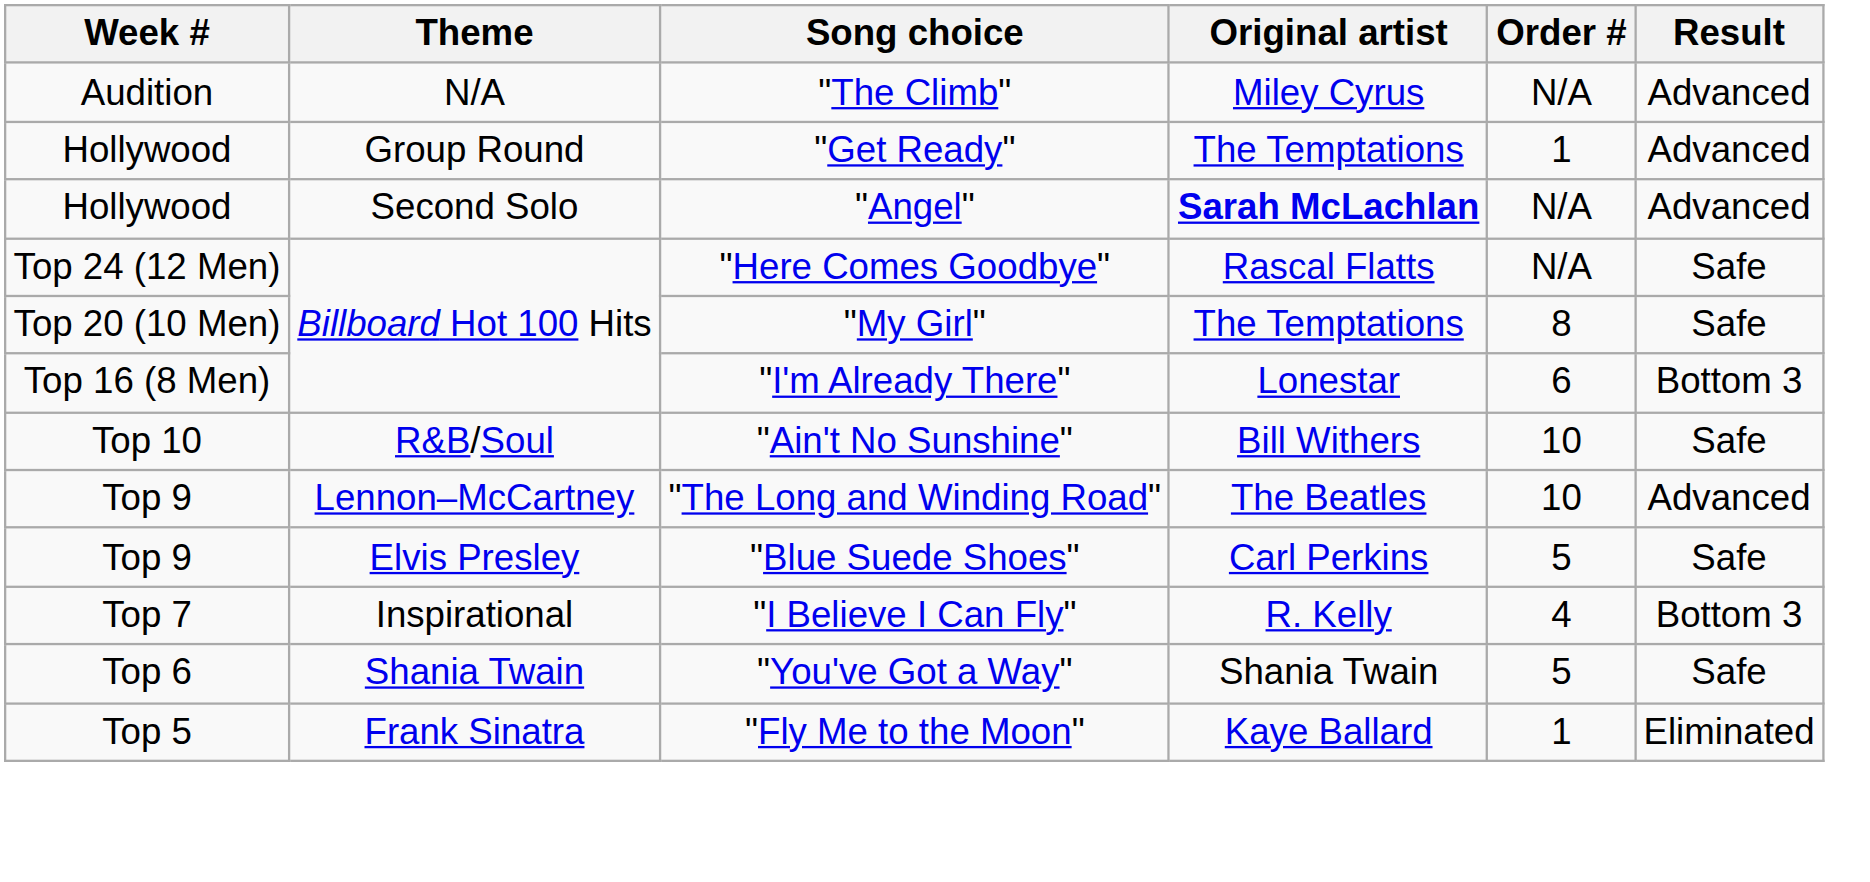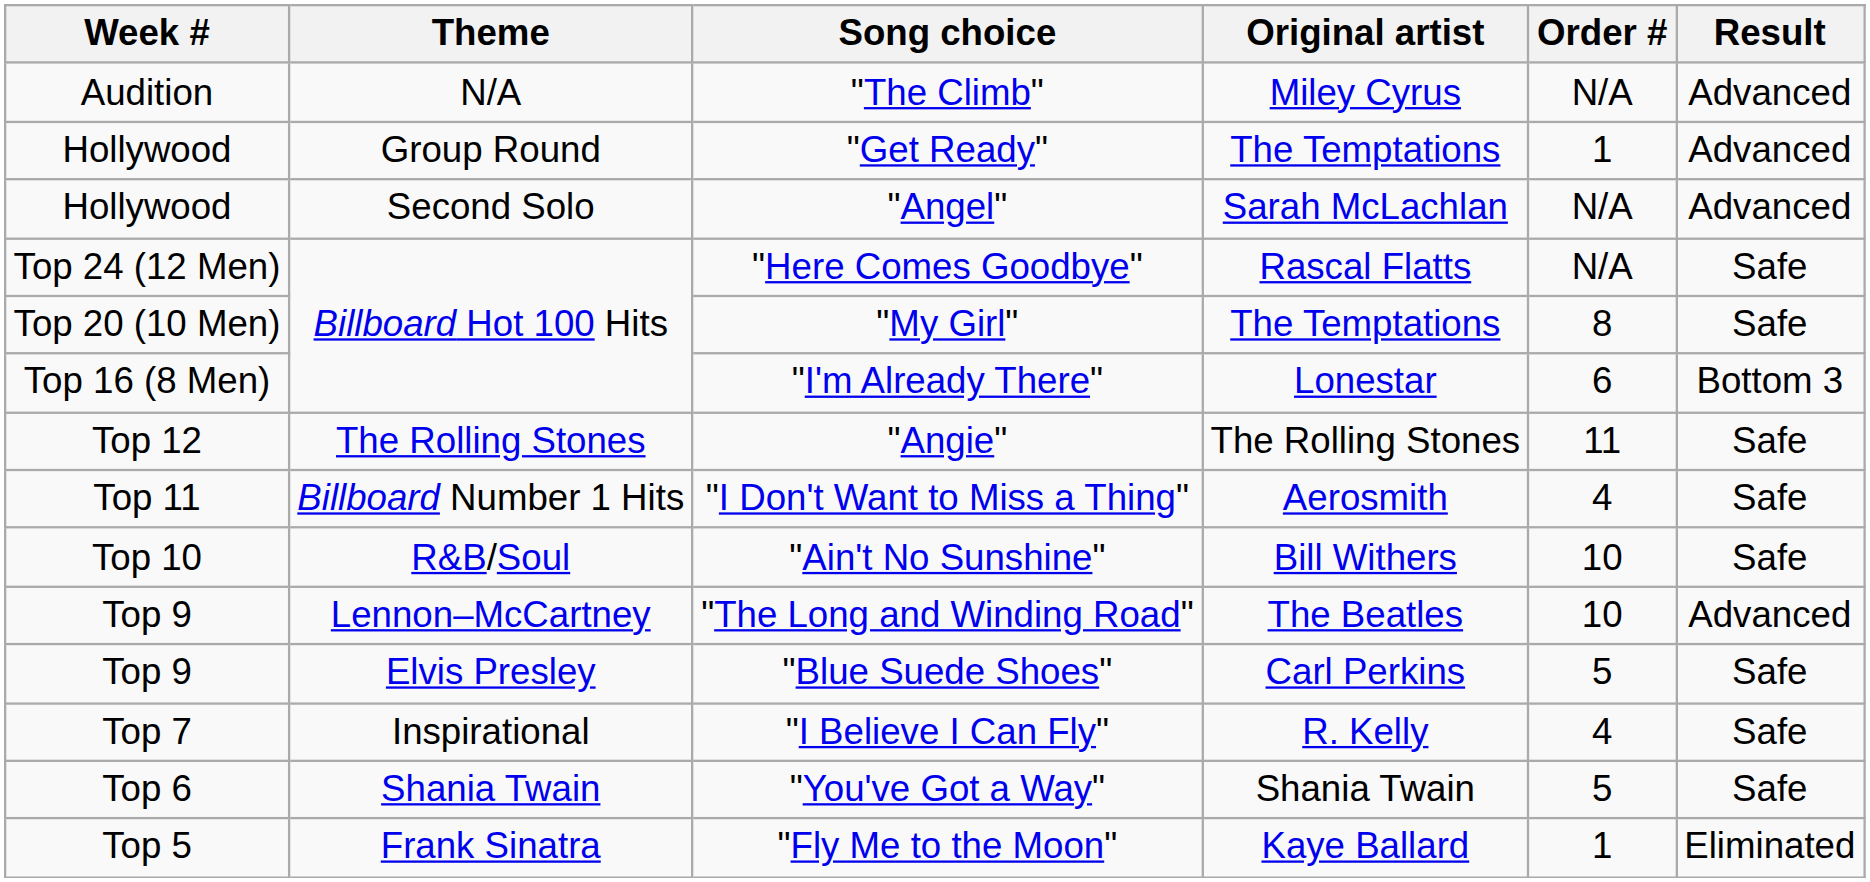(1329, 207) bold -> (1365, 207) normal
+ row: (947, 440)
+ row: (947, 498)
(1729, 614) Bottom 3 -> (1770, 730) Safe
